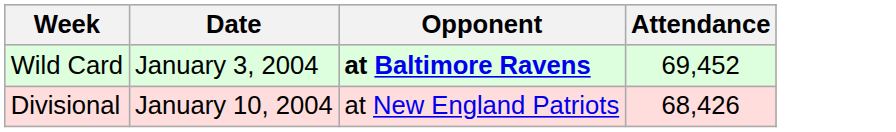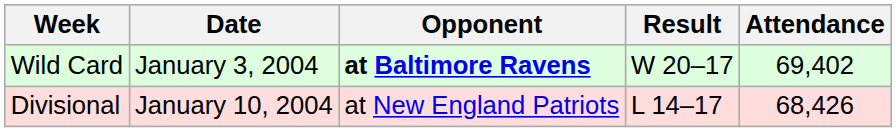+ column: (682, 24)
(701, 65) 69,452 -> (815, 65) 69,402
